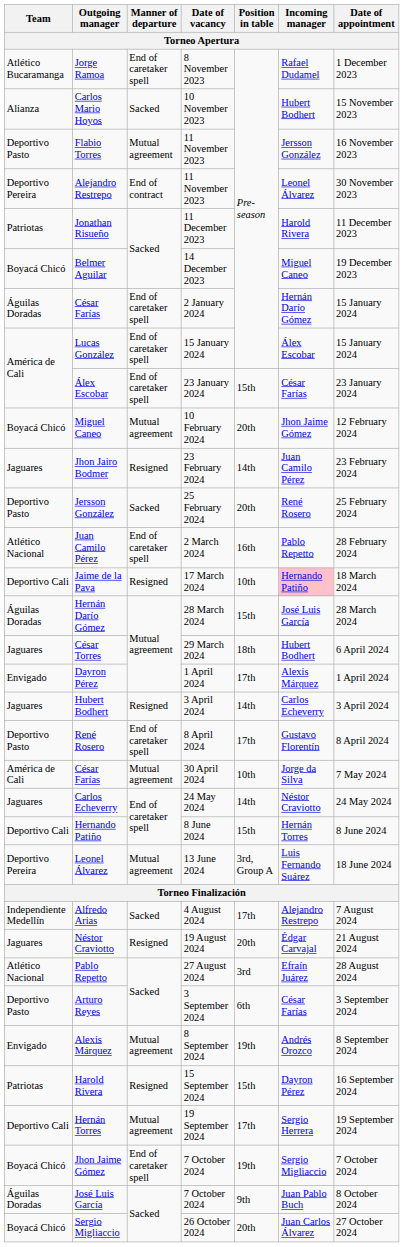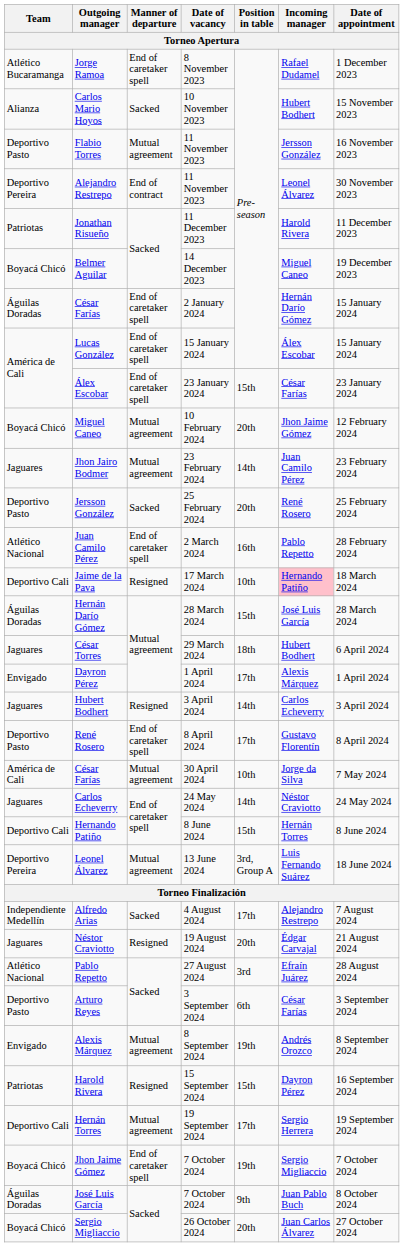(149, 468) Resigned -> (151, 468) Mutual agreement
